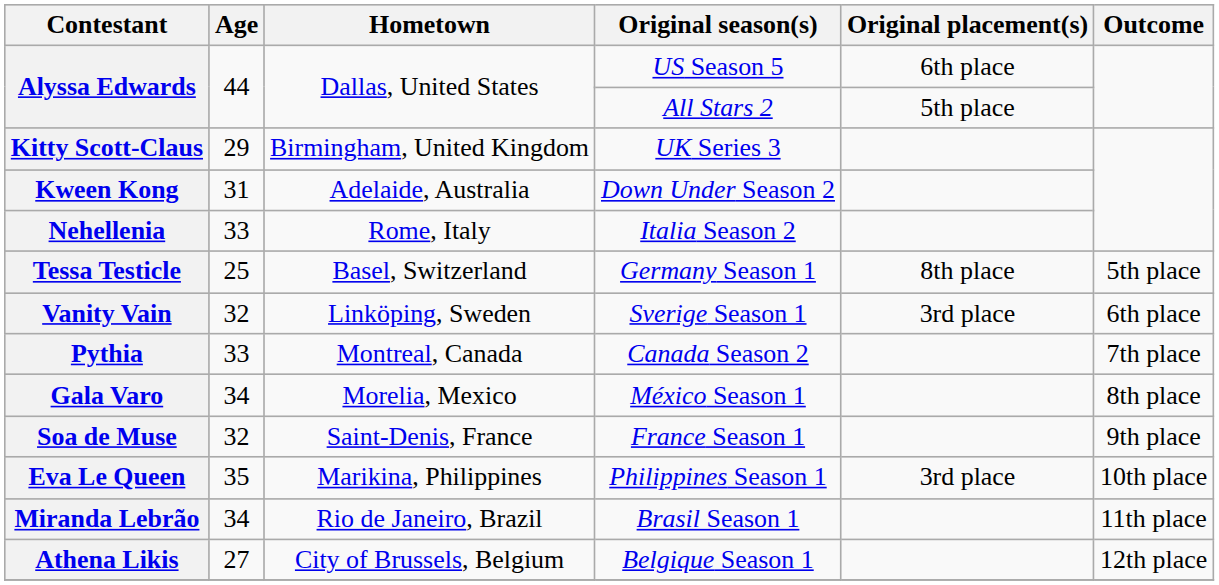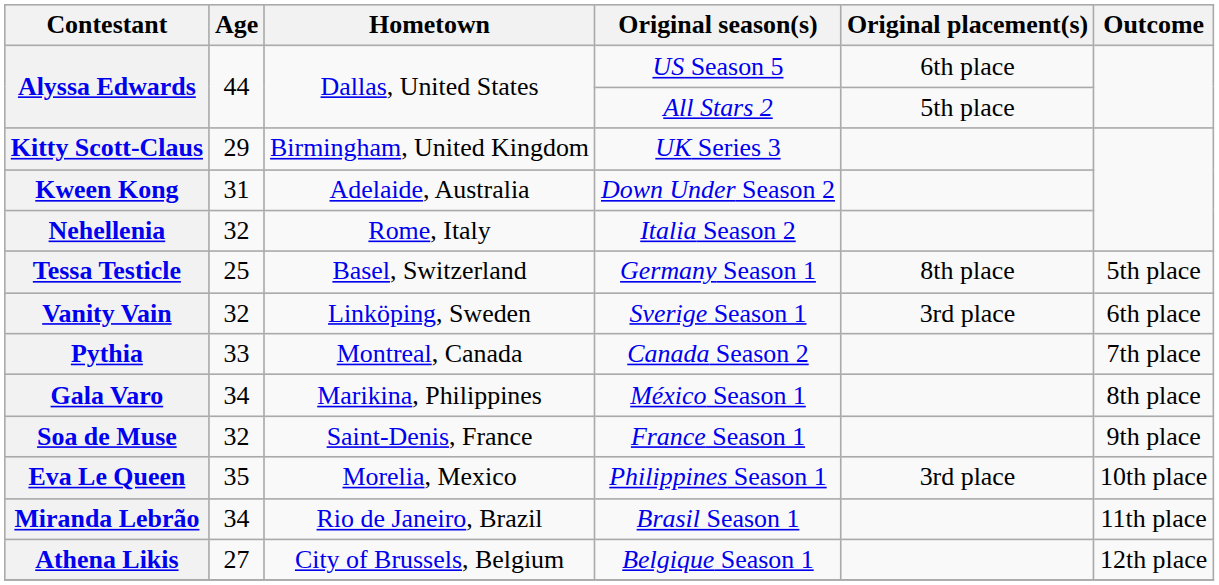(237, 230) 33 -> (237, 230) 32
(430, 395) Morelia, Mexico -> (430, 395) Marikina, Philippines
(430, 477) Marikina, Philippines -> (430, 477) Morelia, Mexico
